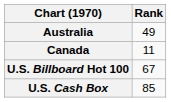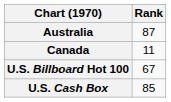(149, 32) 49 -> (149, 32) 87
